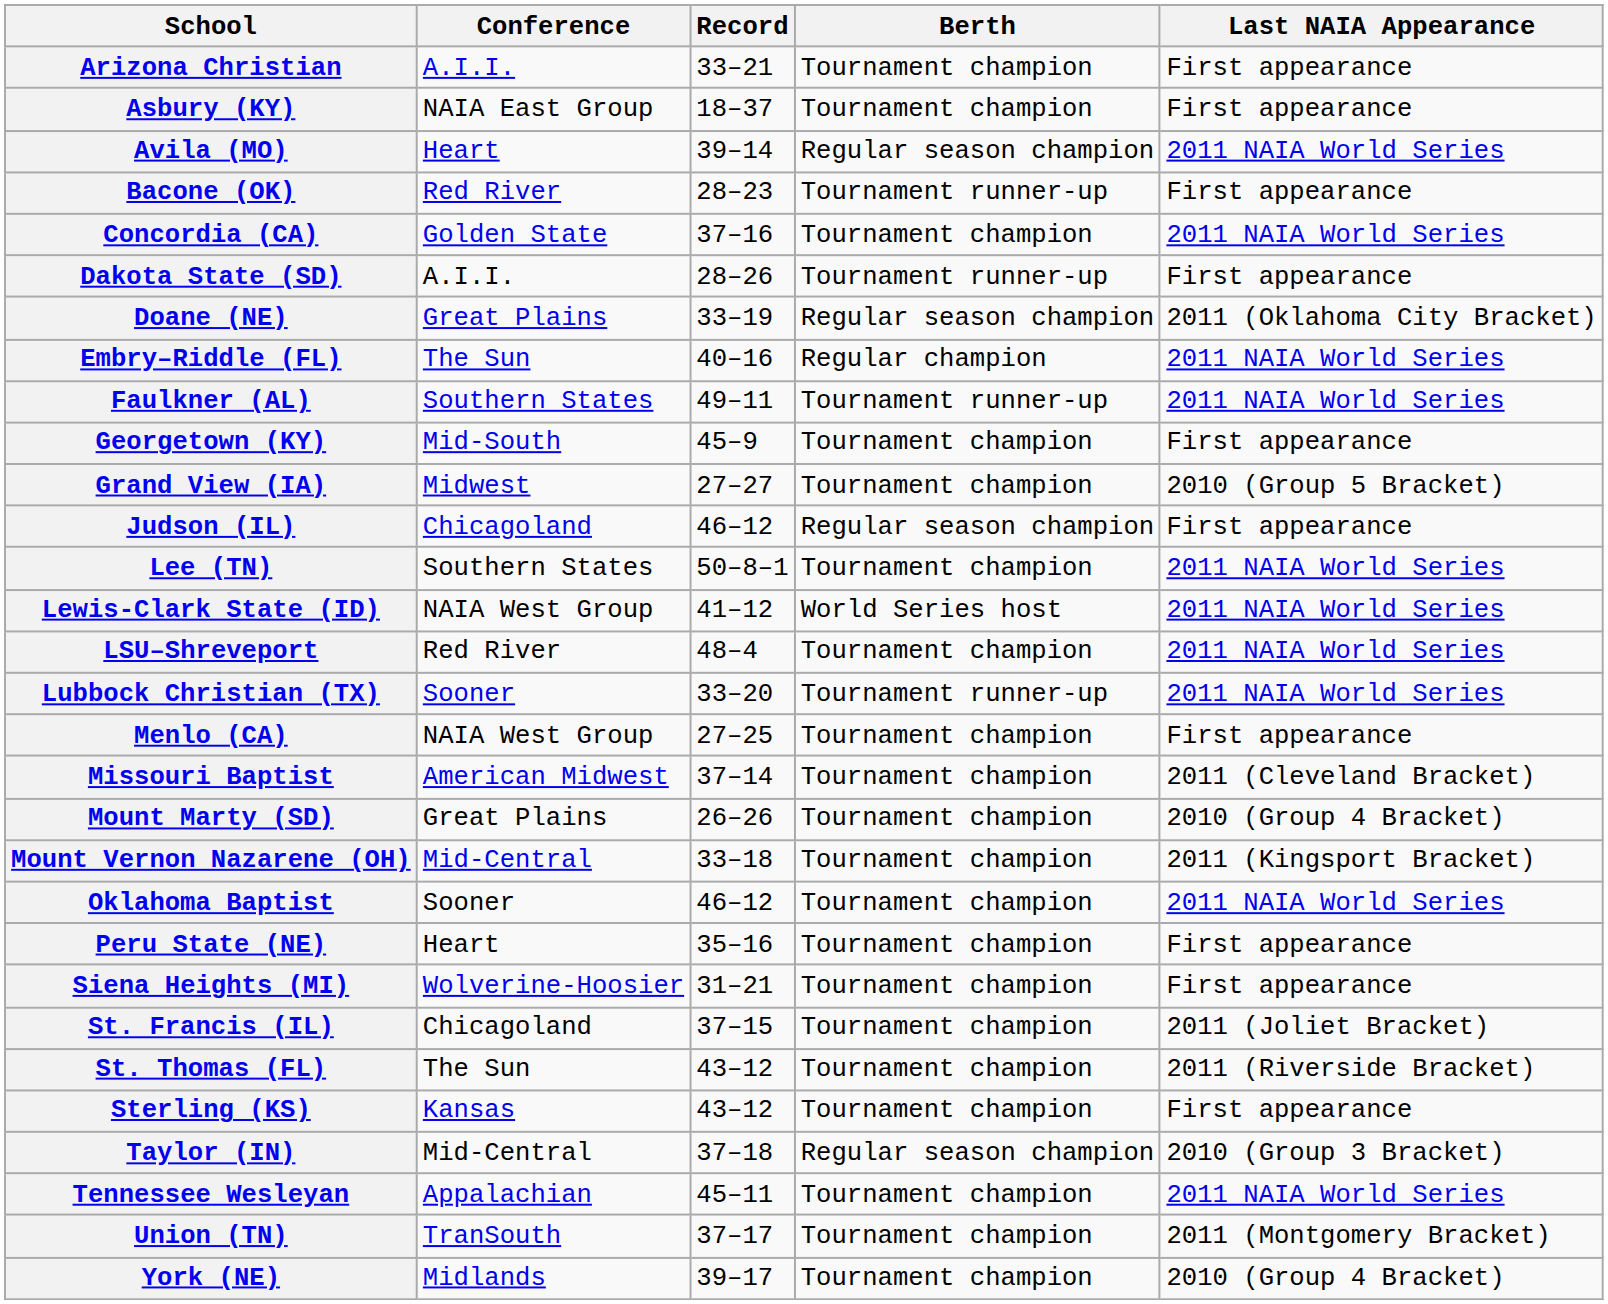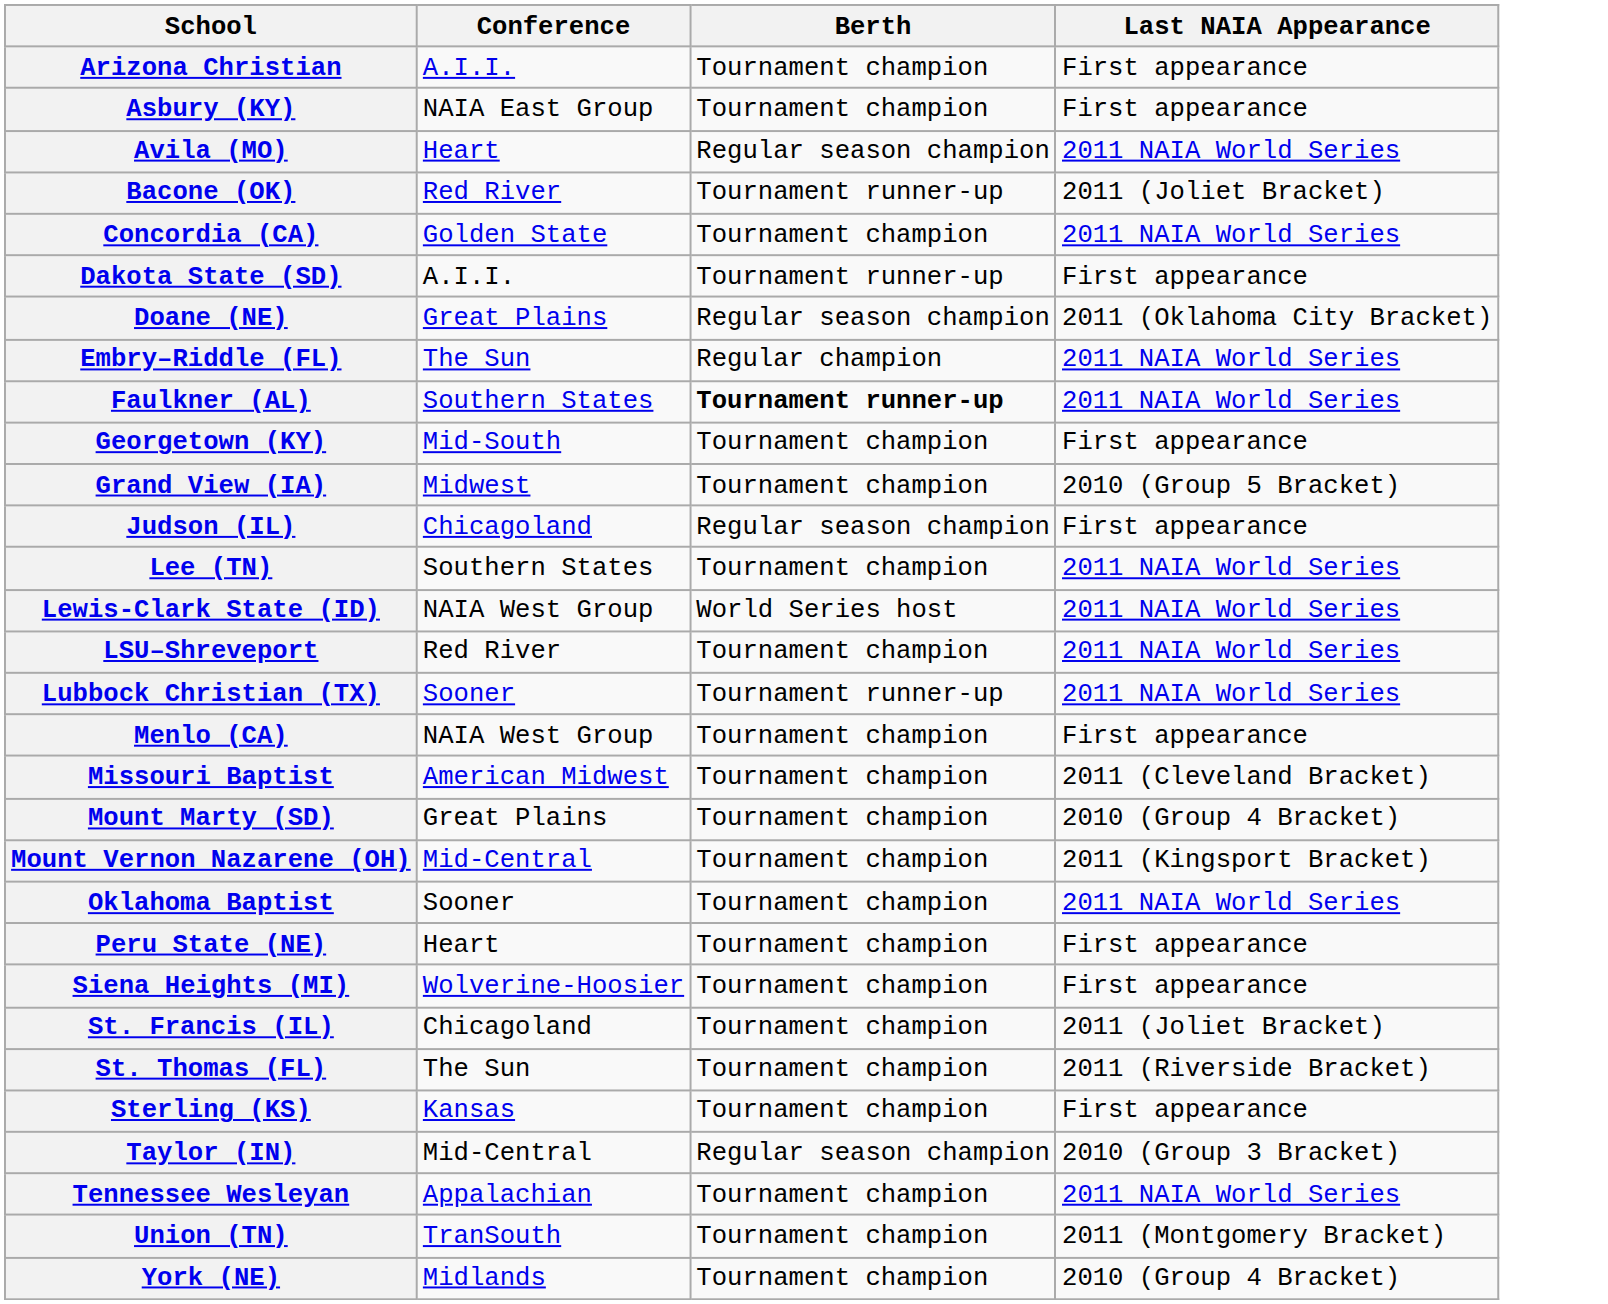- column: (742, 26)
(1289, 193) First appearance -> (1223, 193) 2011 (Joliet Bracket)
(954, 402) normal -> (850, 402) bold
